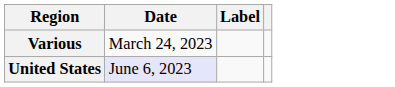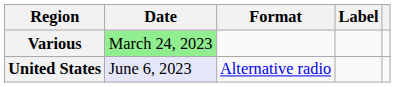+ column: (276, 17)
(161, 43) no background -> (161, 43) lightgreen background
